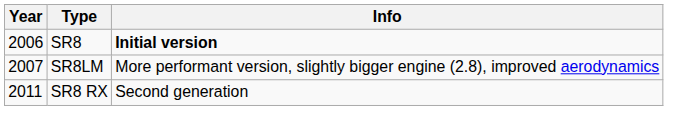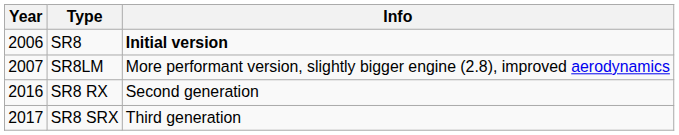(25, 92) 2011 -> (26, 92) 2016
+ row: (85, 117)
